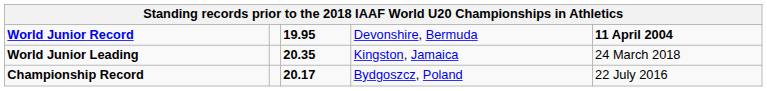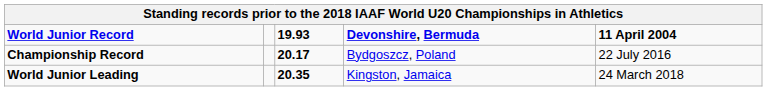(299, 34) 19.95 -> (294, 34) 19.93
(416, 34) normal -> (413, 34) bold
rows swapped: (76, 75) <-> (73, 55)
